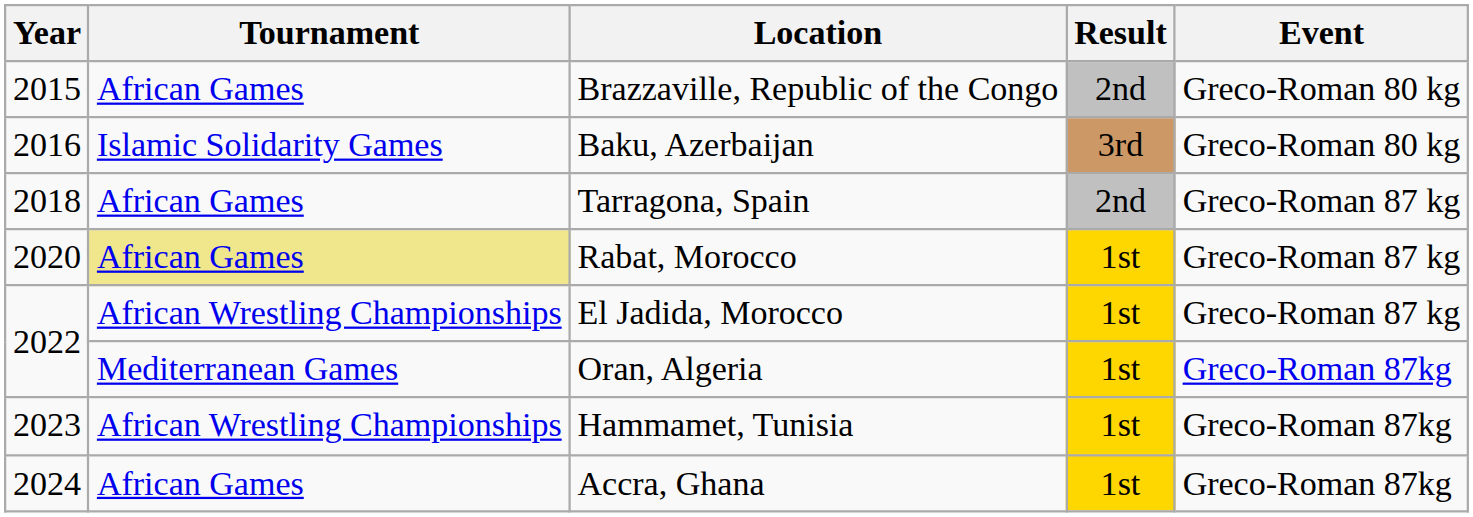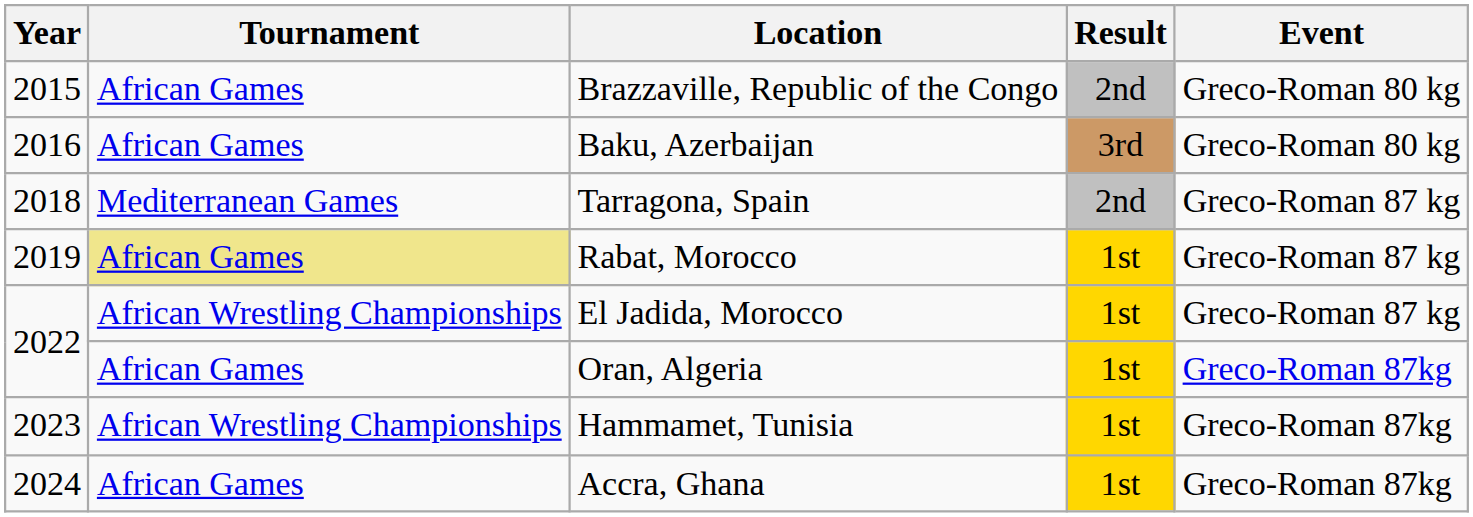(270, 145) Islamic Solidarity Games -> (200, 145) African Games
(200, 201) African Games -> (248, 201) Mediterranean Games
(47, 257) 2020 -> (47, 257) 2019
(248, 369) Mediterranean Games -> (200, 369) African Games
